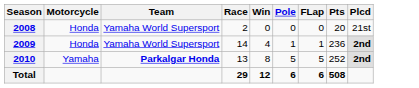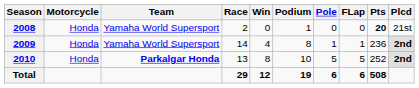+ column: (293, 12)
(340, 28) normal -> (381, 28) bold
(81, 59) Yamaha -> (84, 59) Honda
